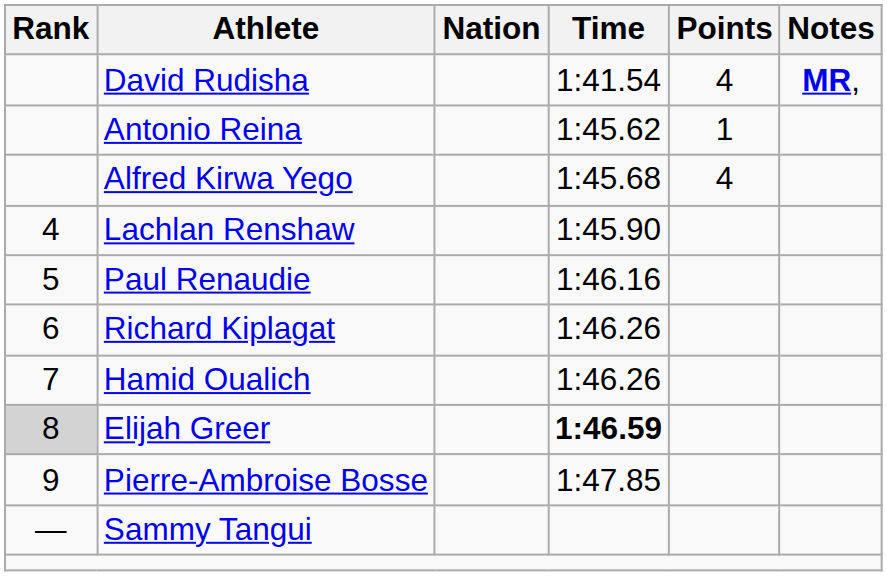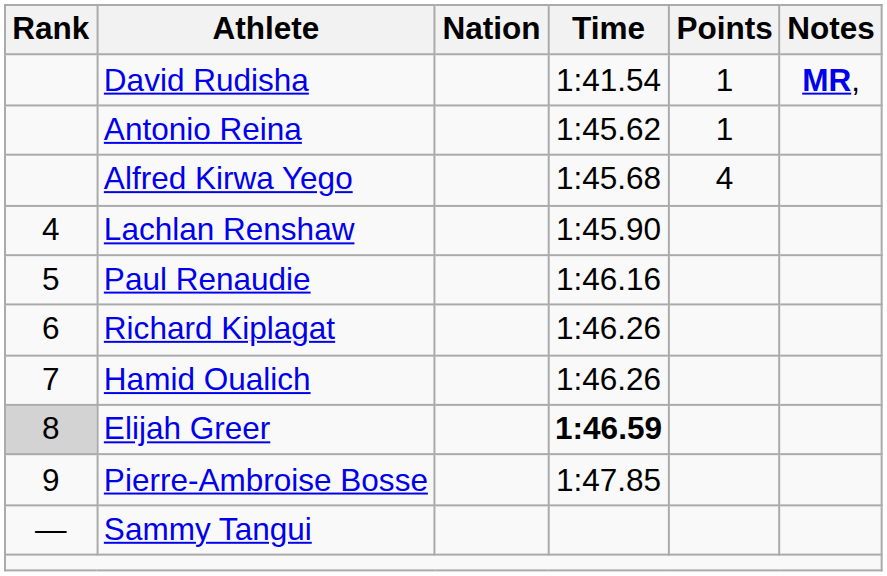(725, 79) 4 -> (725, 79) 1
